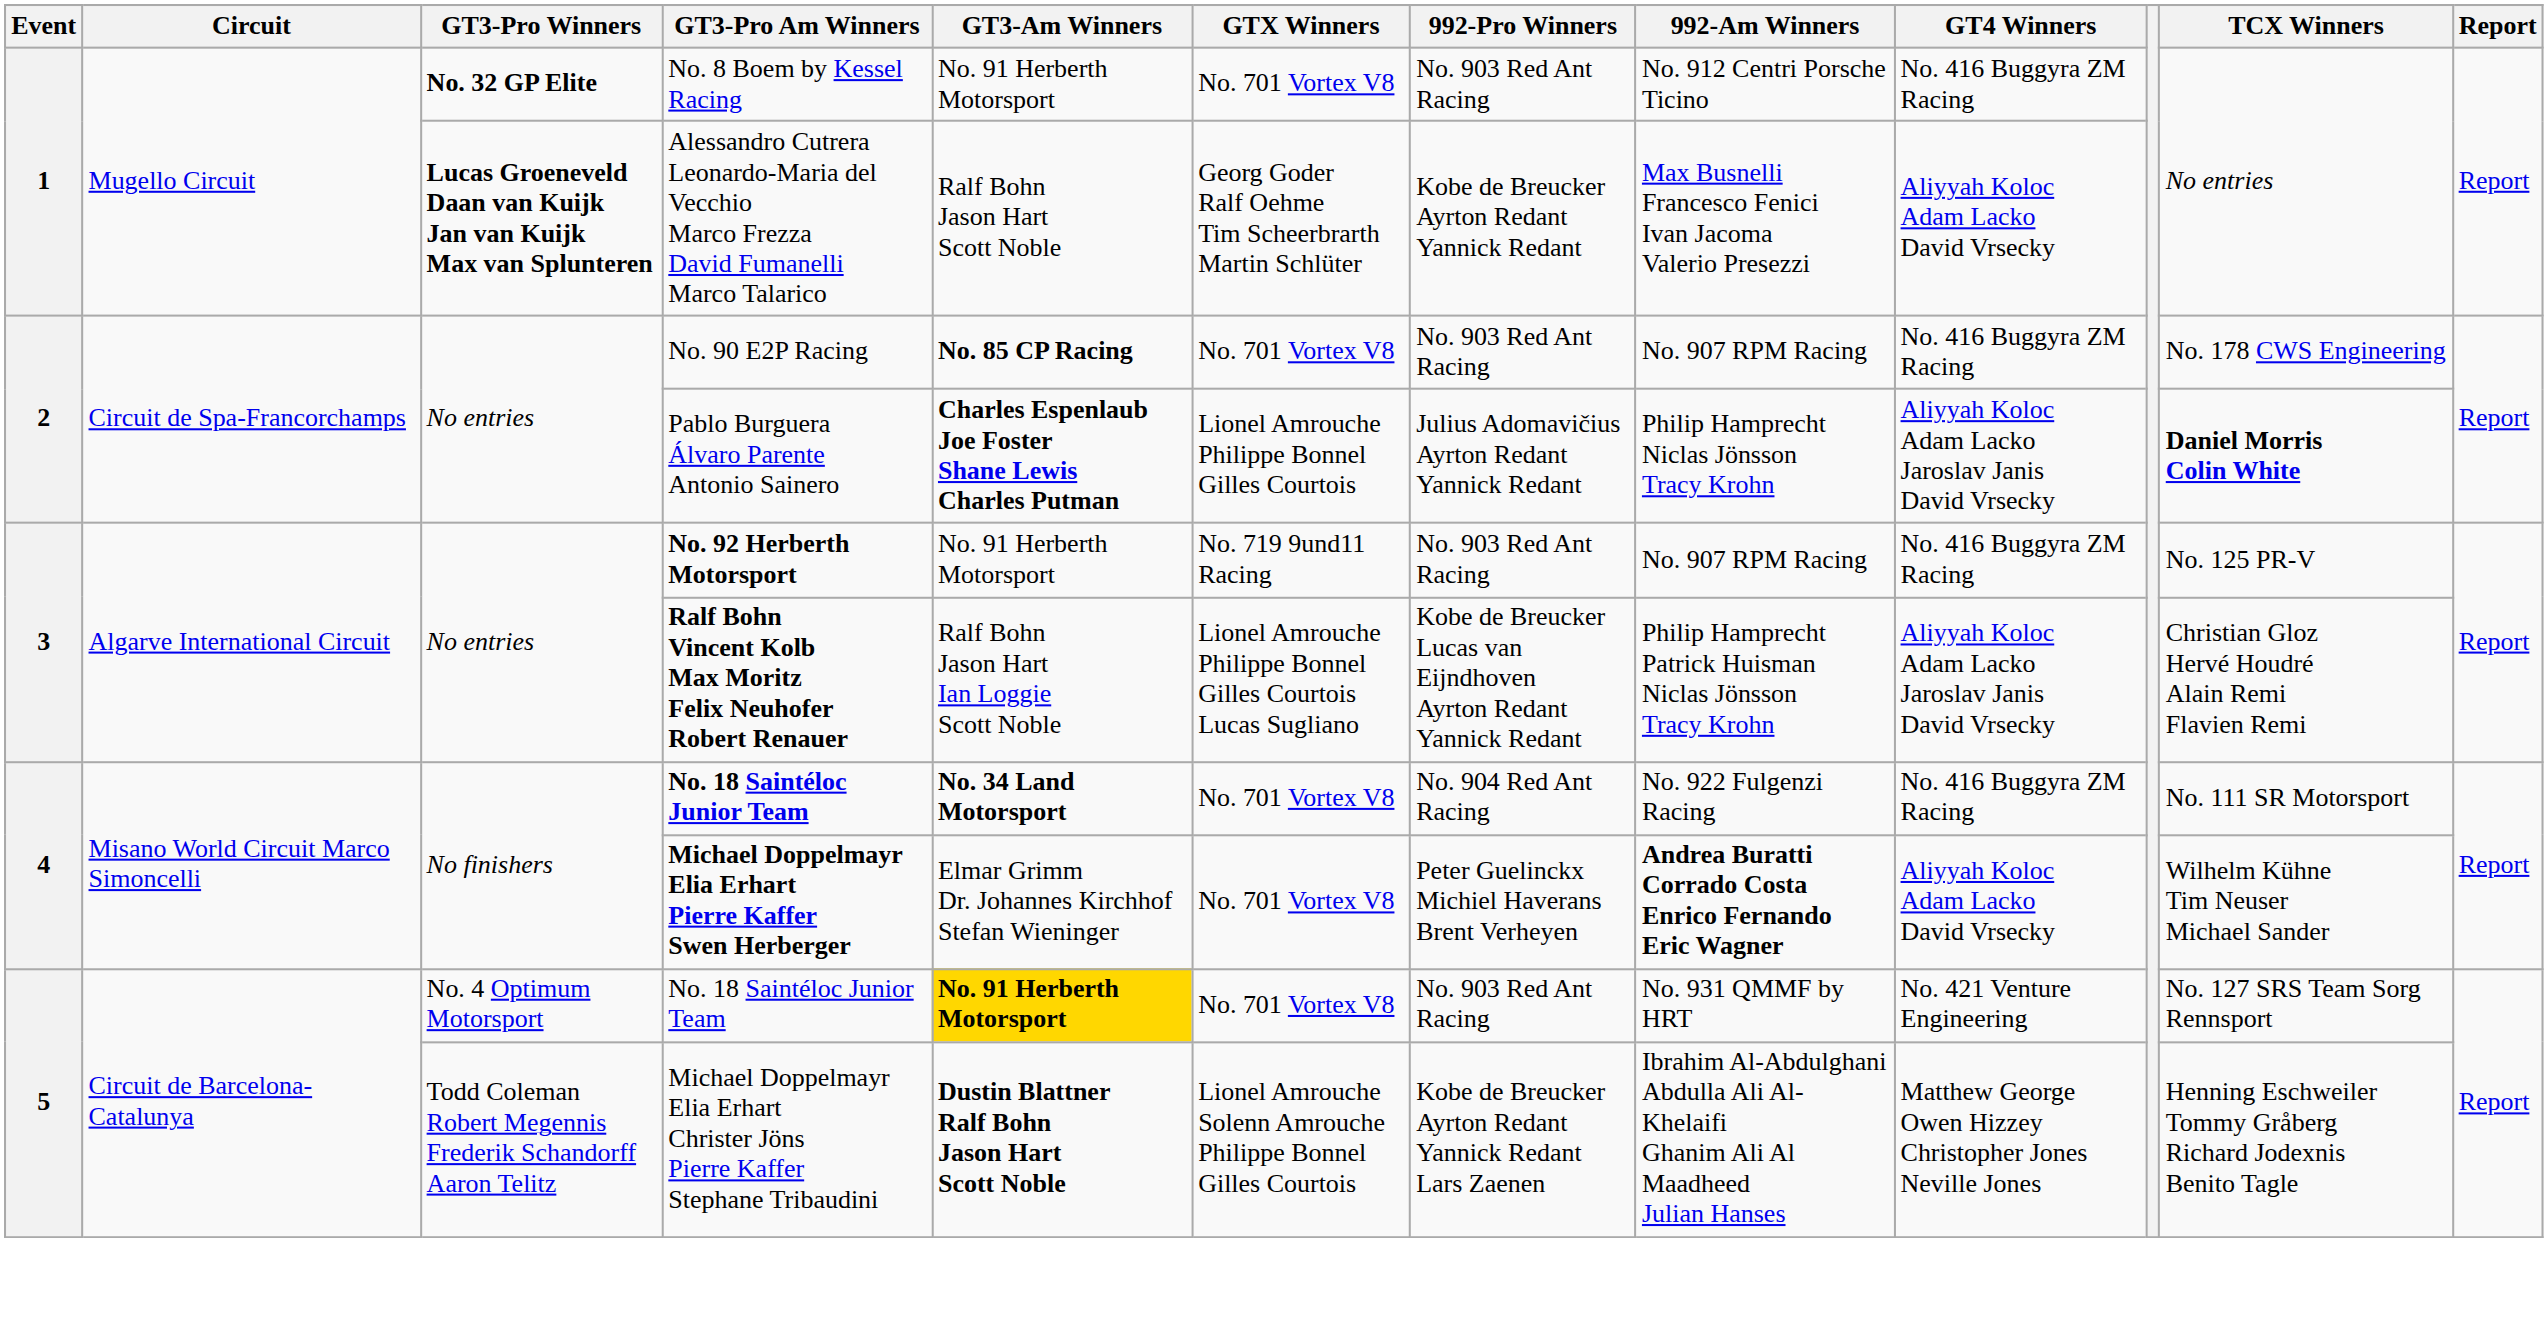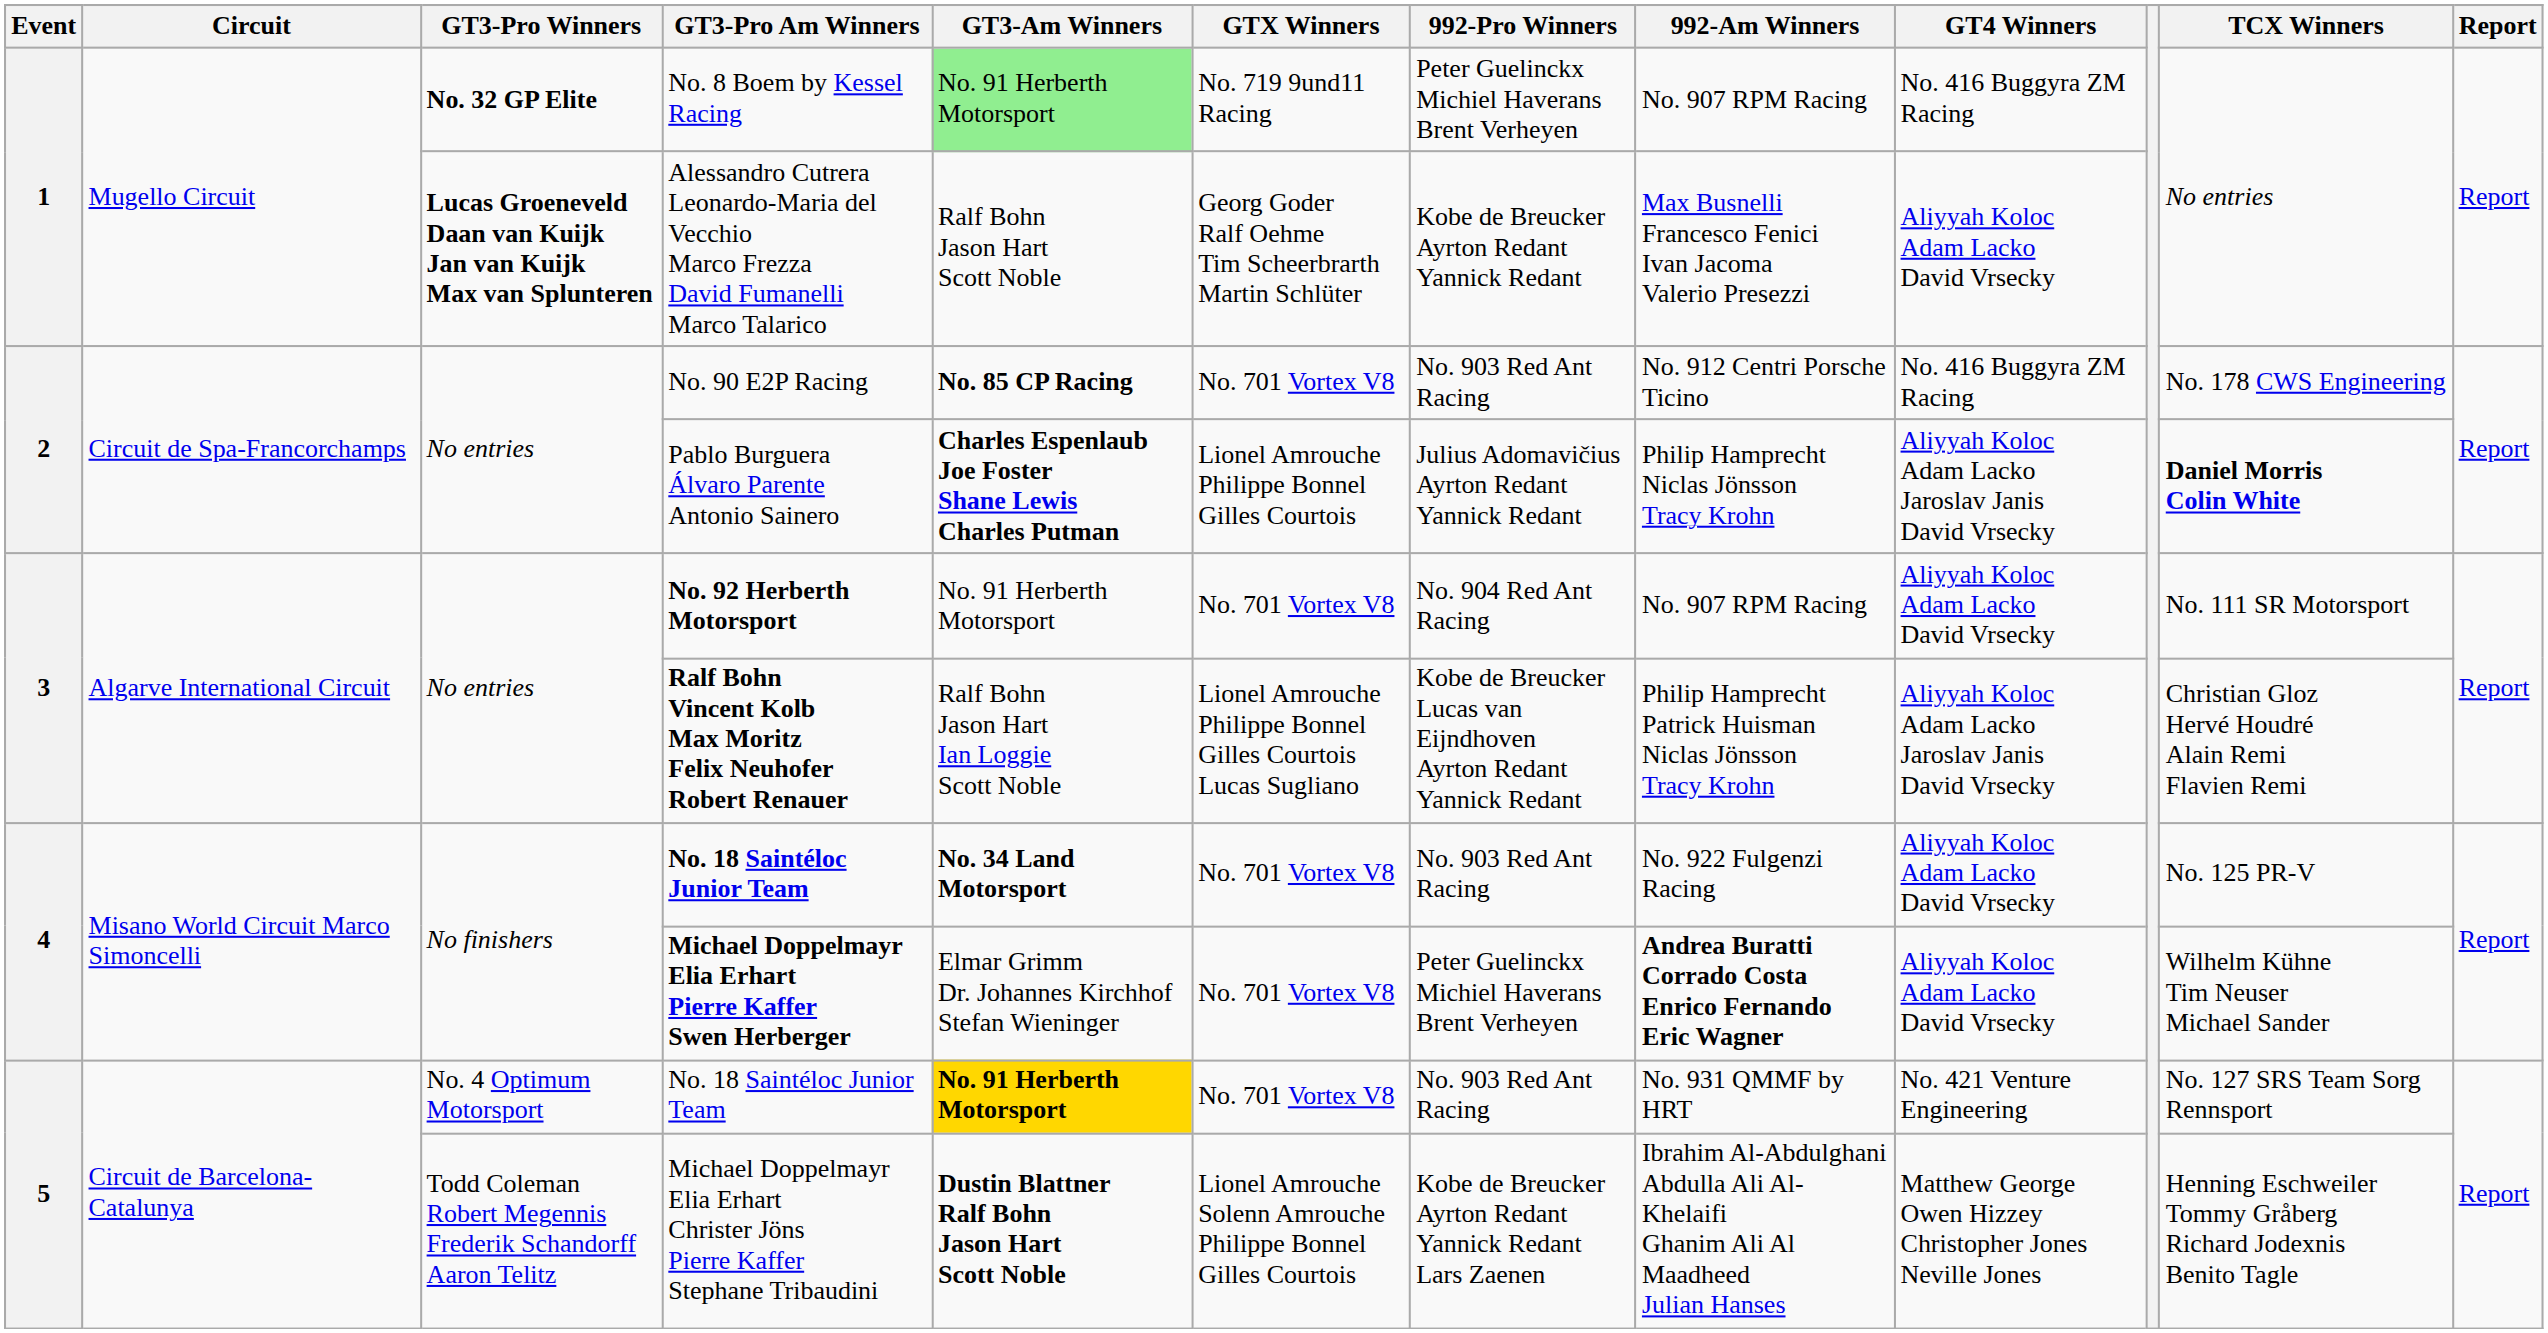(1023, 83) no background -> (1023, 98) lightgreen background
(1296, 83) No. 701 Vortex V8 -> (1282, 98) No. 719 9und11 Racing
(1504, 83) No. 903 Red Ant Racing -> (1509, 98) Peter Guelinckx Michiel Haverans Brent Verheyen
(1764, 83) No. 912 Centri Porsche Ticino -> (1755, 98) No. 907 RPM Racing
(1755, 352) No. 907 RPM Racing -> (1764, 382) No. 912 Centri Porsche Ticino
(1282, 559) No. 719 9und11 Racing -> (1296, 605) No. 701 Vortex V8
(1504, 559) No. 903 Red Ant Racing -> (1504, 605) No. 904 Red Ant Racing
(2013, 559) No. 416 Buggyra ZM Racing -> (1978, 605) Aliyyah Koloc Adam Lacko David Vrsecky
(2240, 559) No. 125 PR-V -> (2287, 605) No. 111 SR Motorsport
(1504, 797) No. 904 Red Ant Racing -> (1504, 873) No. 903 Red Ant Racing
(2013, 797) No. 416 Buggyra ZM Racing -> (1978, 873) Aliyyah Koloc Adam Lacko David Vrsecky
(2287, 797) No. 111 SR Motorsport -> (2240, 873) No. 125 PR-V
